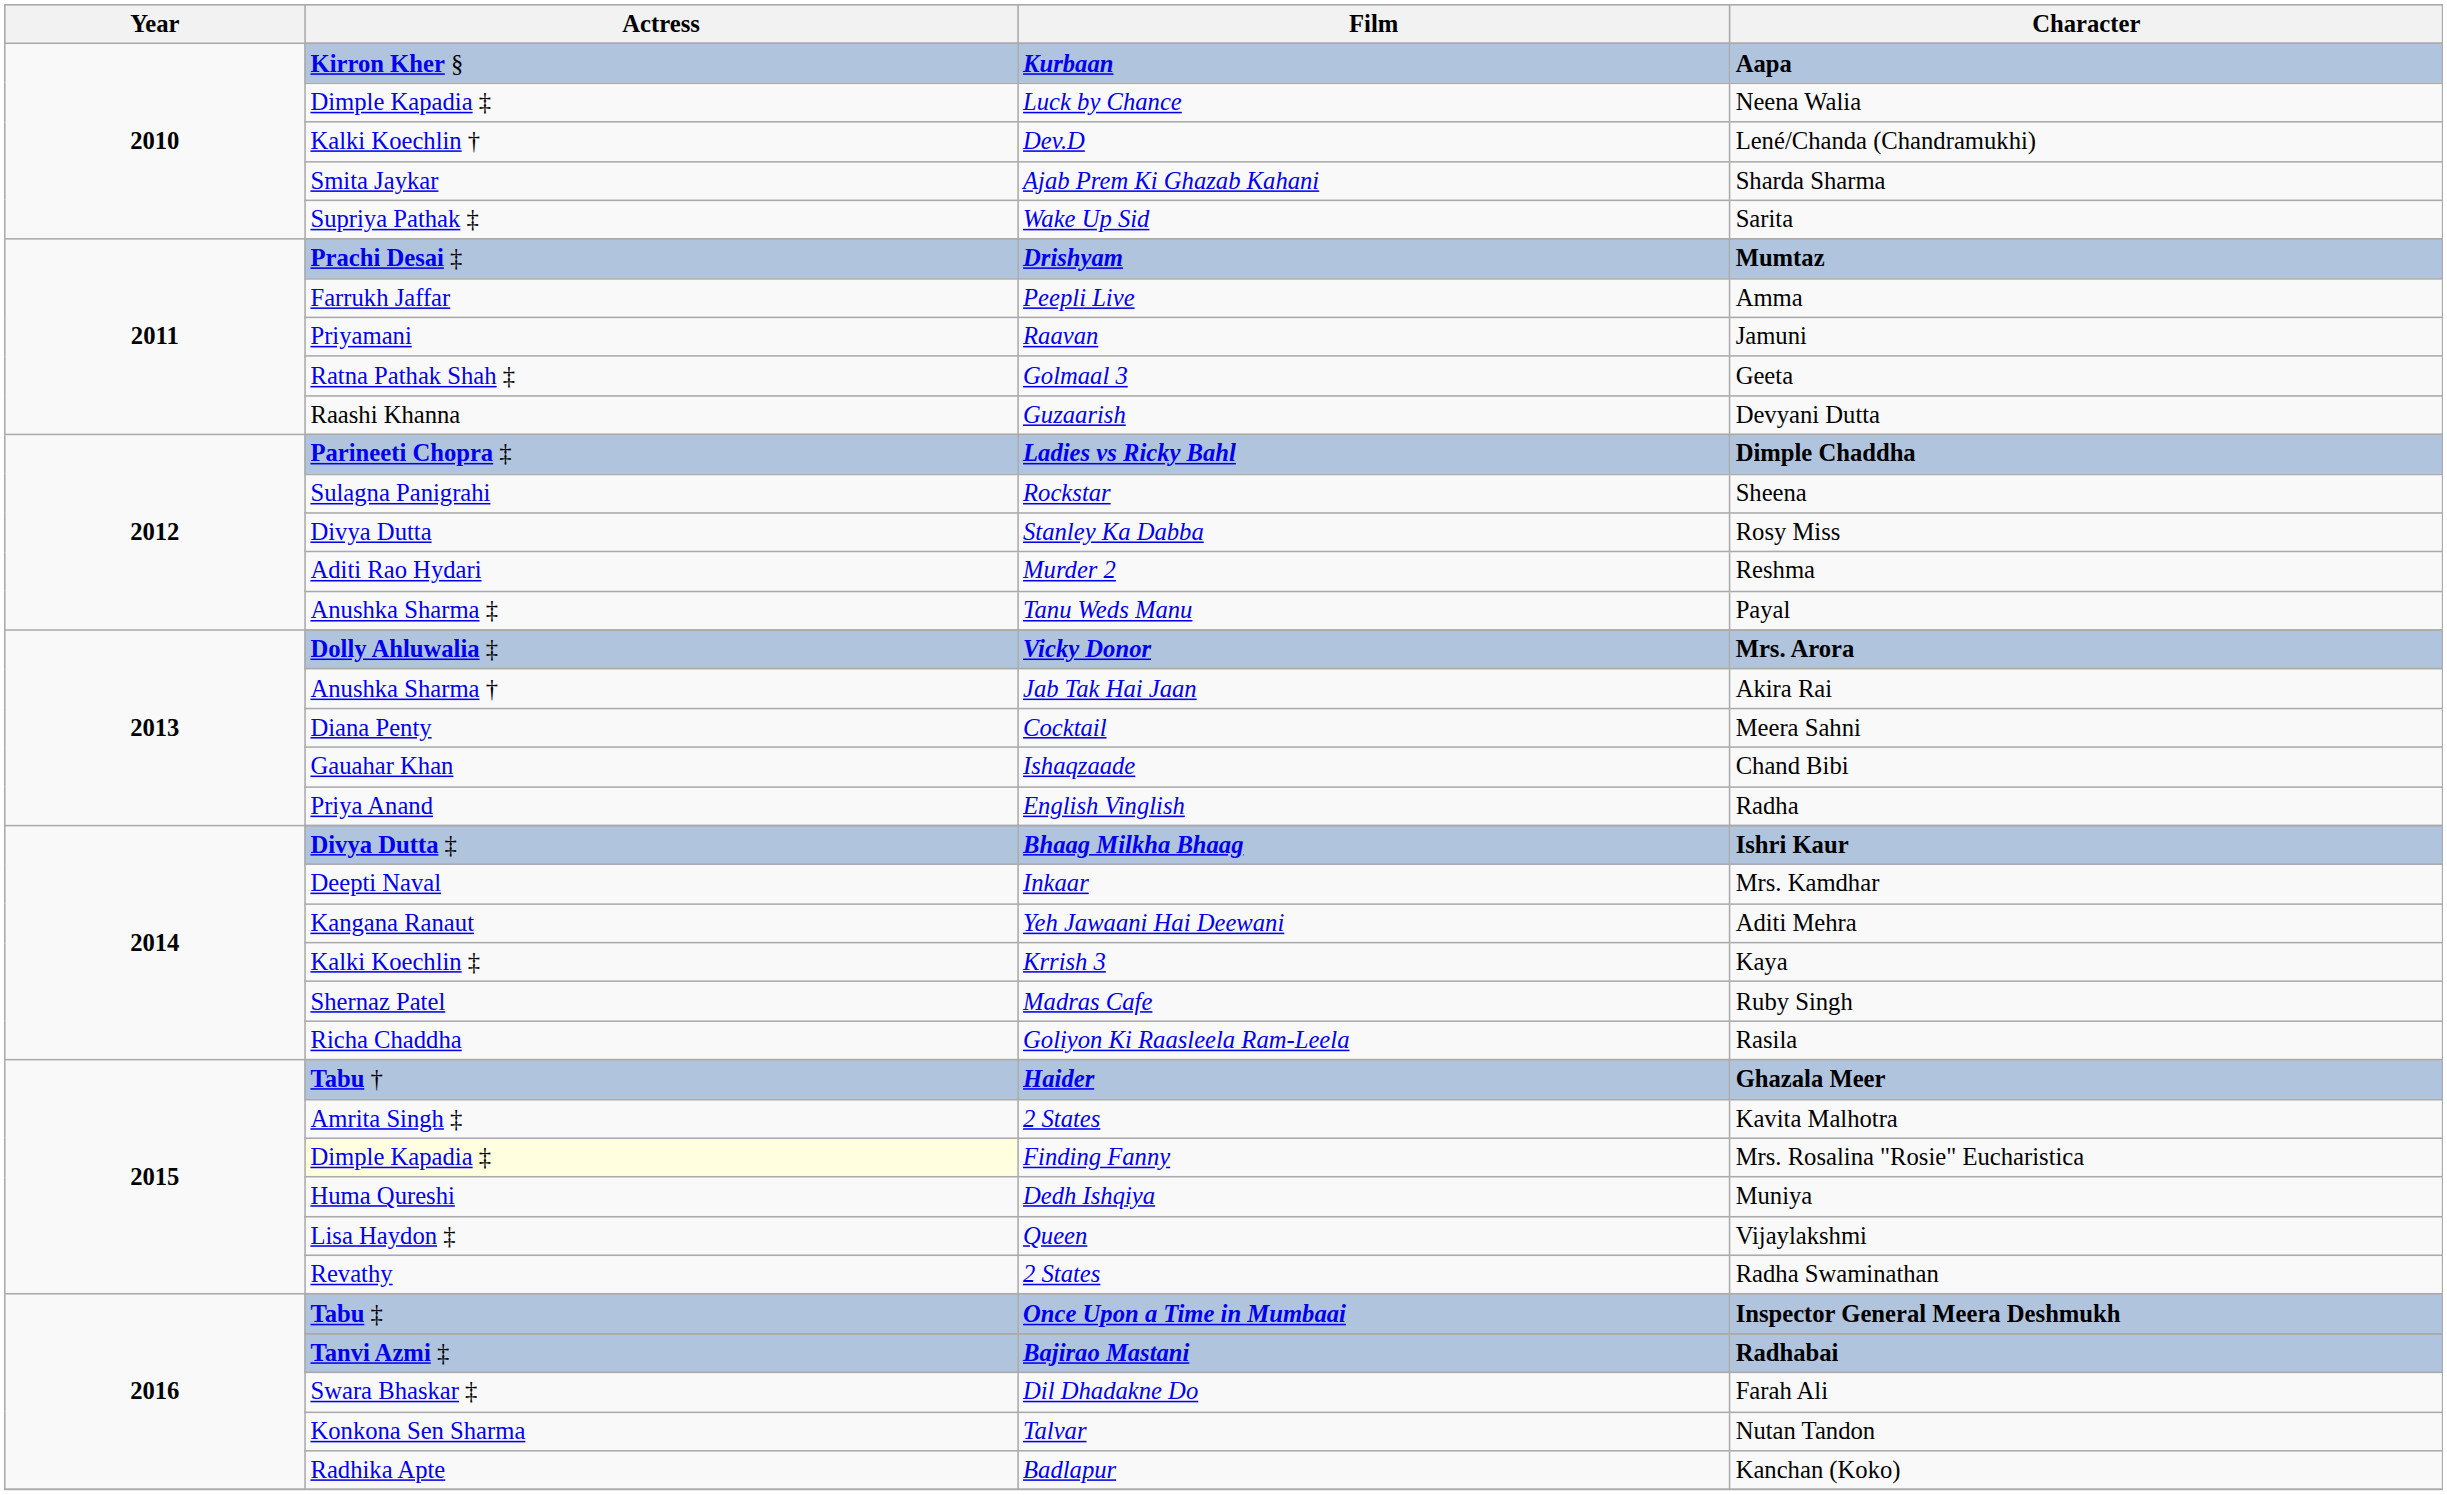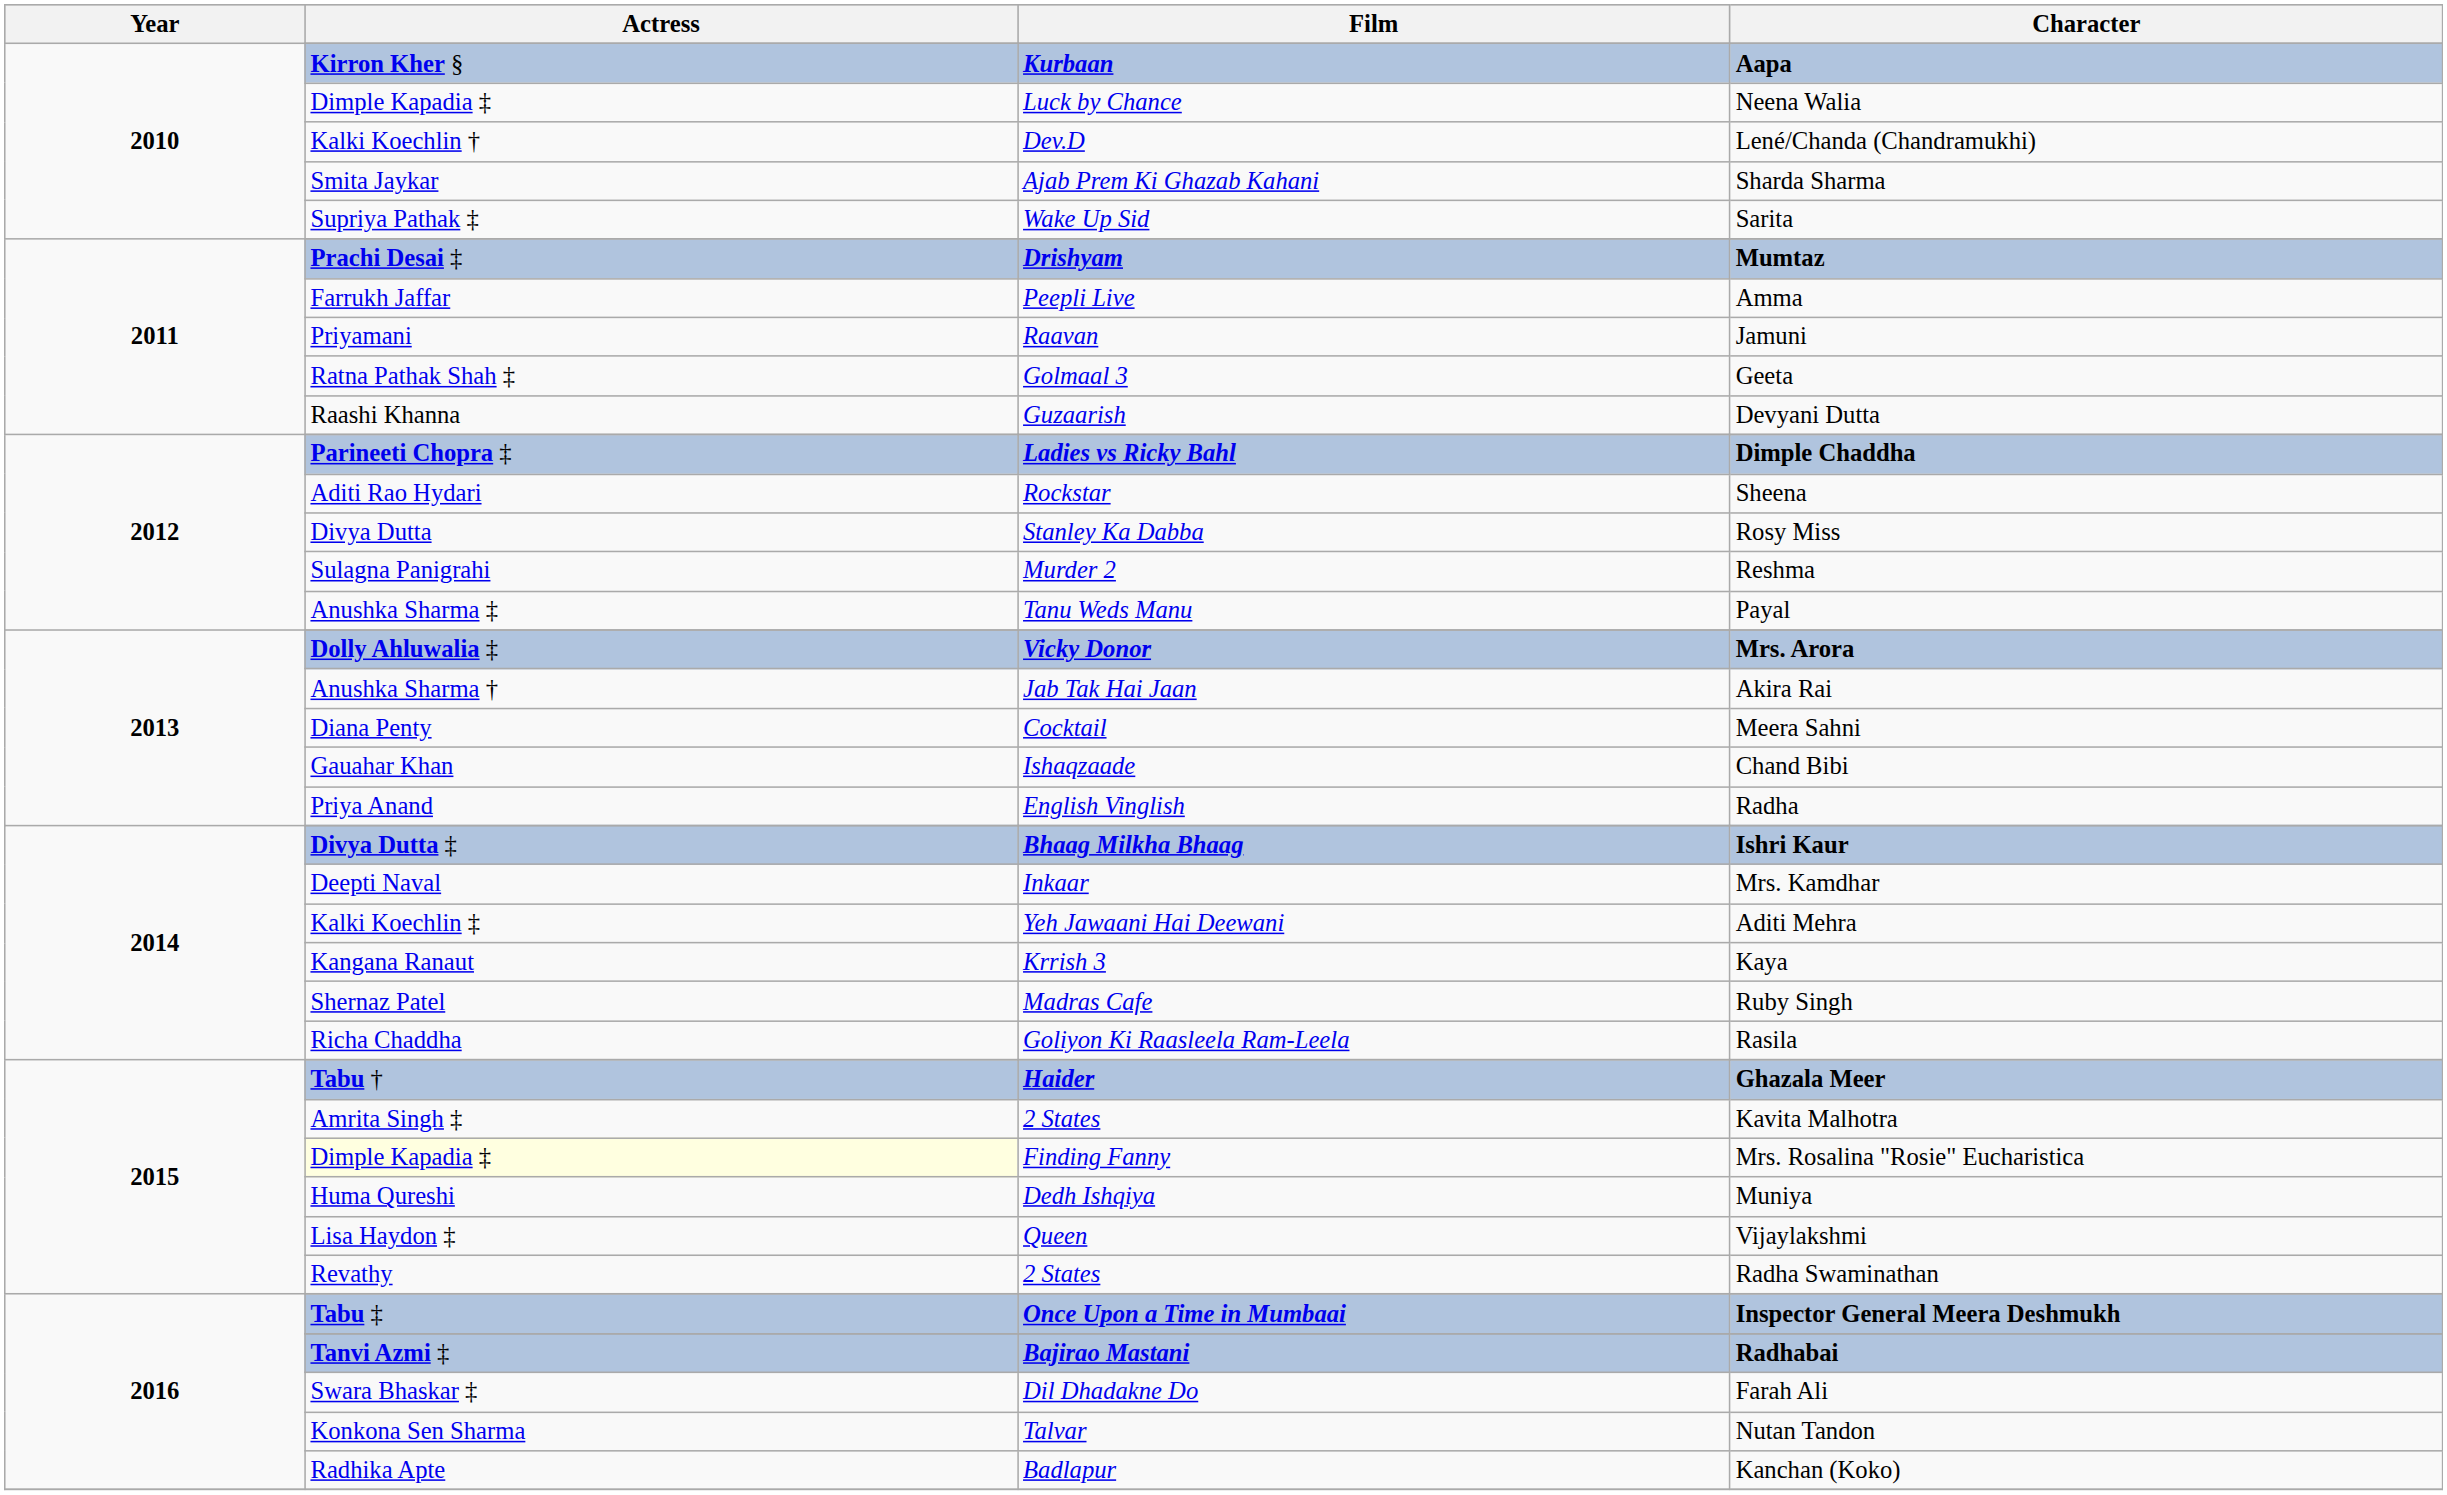(400, 492) Sulagna Panigrahi -> (396, 492) Aditi Rao Hydari
(396, 571) Aditi Rao Hydari -> (400, 571) Sulagna Panigrahi
(392, 922) Kangana Ranaut -> (395, 922) Kalki Koechlin ‡
(395, 961) Kalki Koechlin ‡ -> (392, 961) Kangana Ranaut
